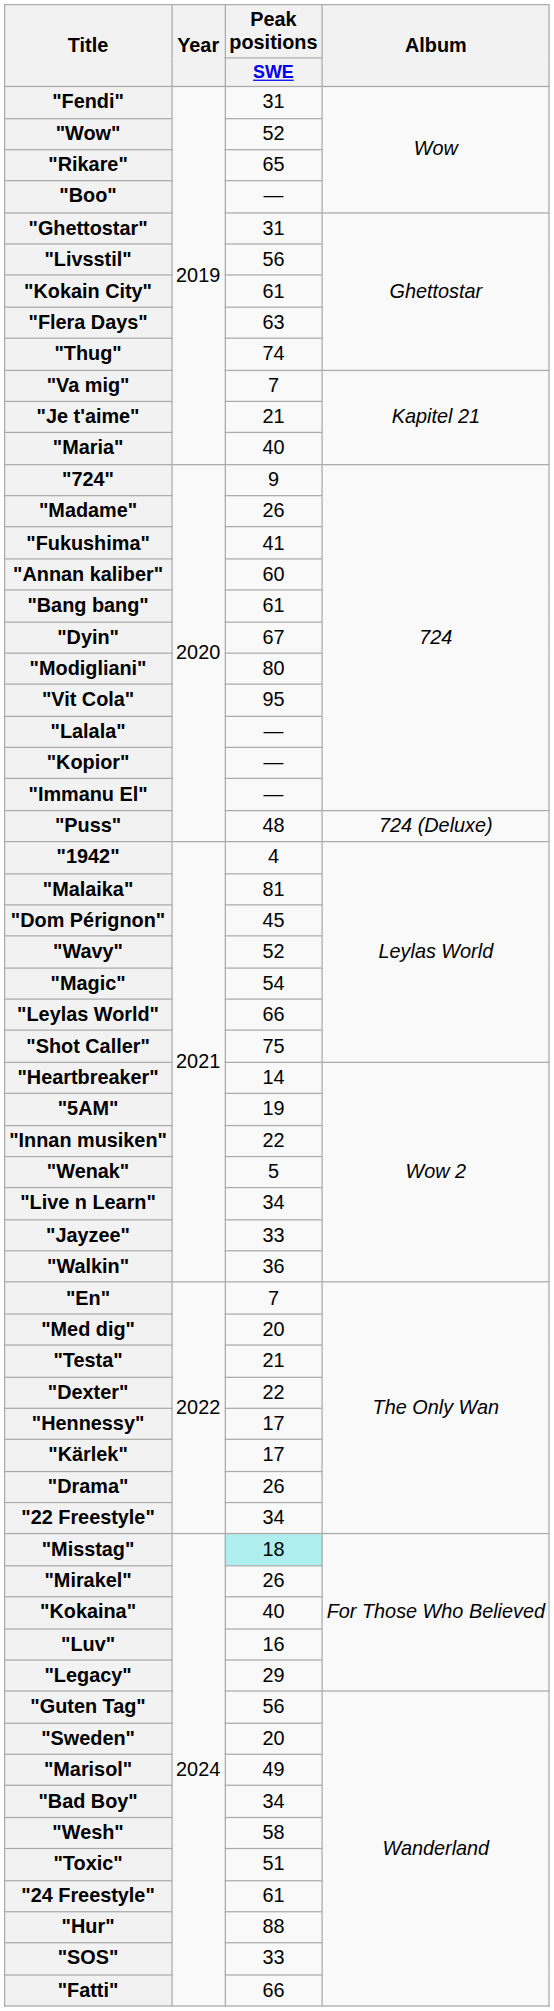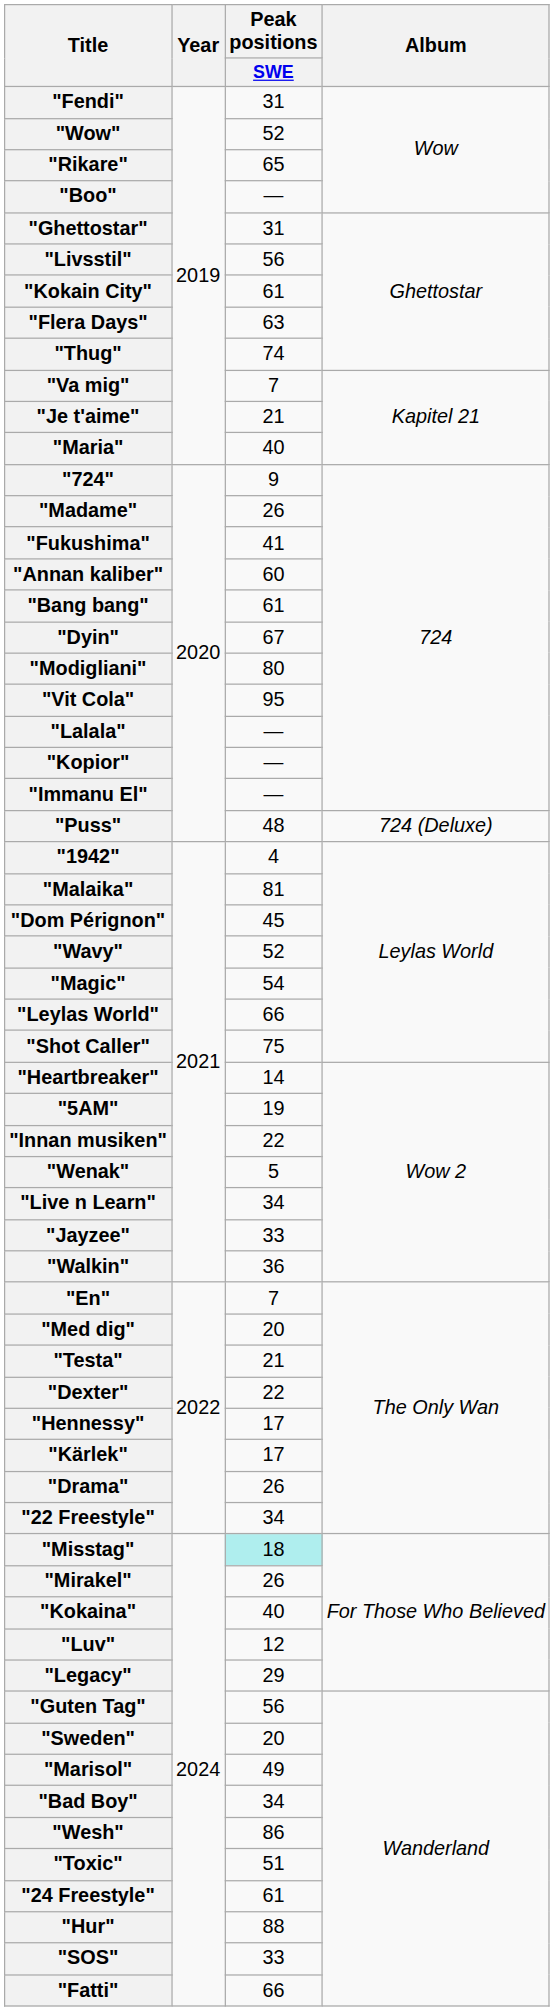(273, 1644) 16 -> (273, 1644) 12
(273, 1832) 58 -> (273, 1832) 86
